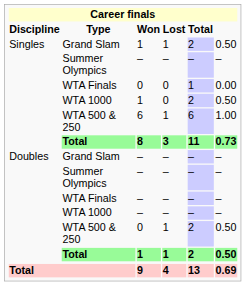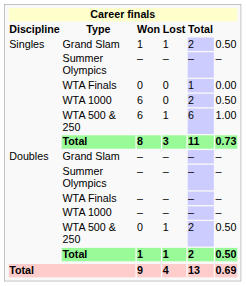(140, 100) 1 -> (140, 100) 6
